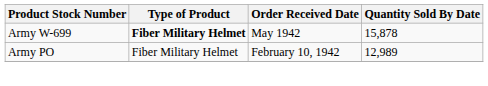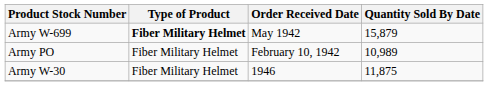(381, 33) 15,878 -> (381, 33) 15,879
(381, 52) 12,989 -> (381, 52) 10,989
+ row: (37, 71)
